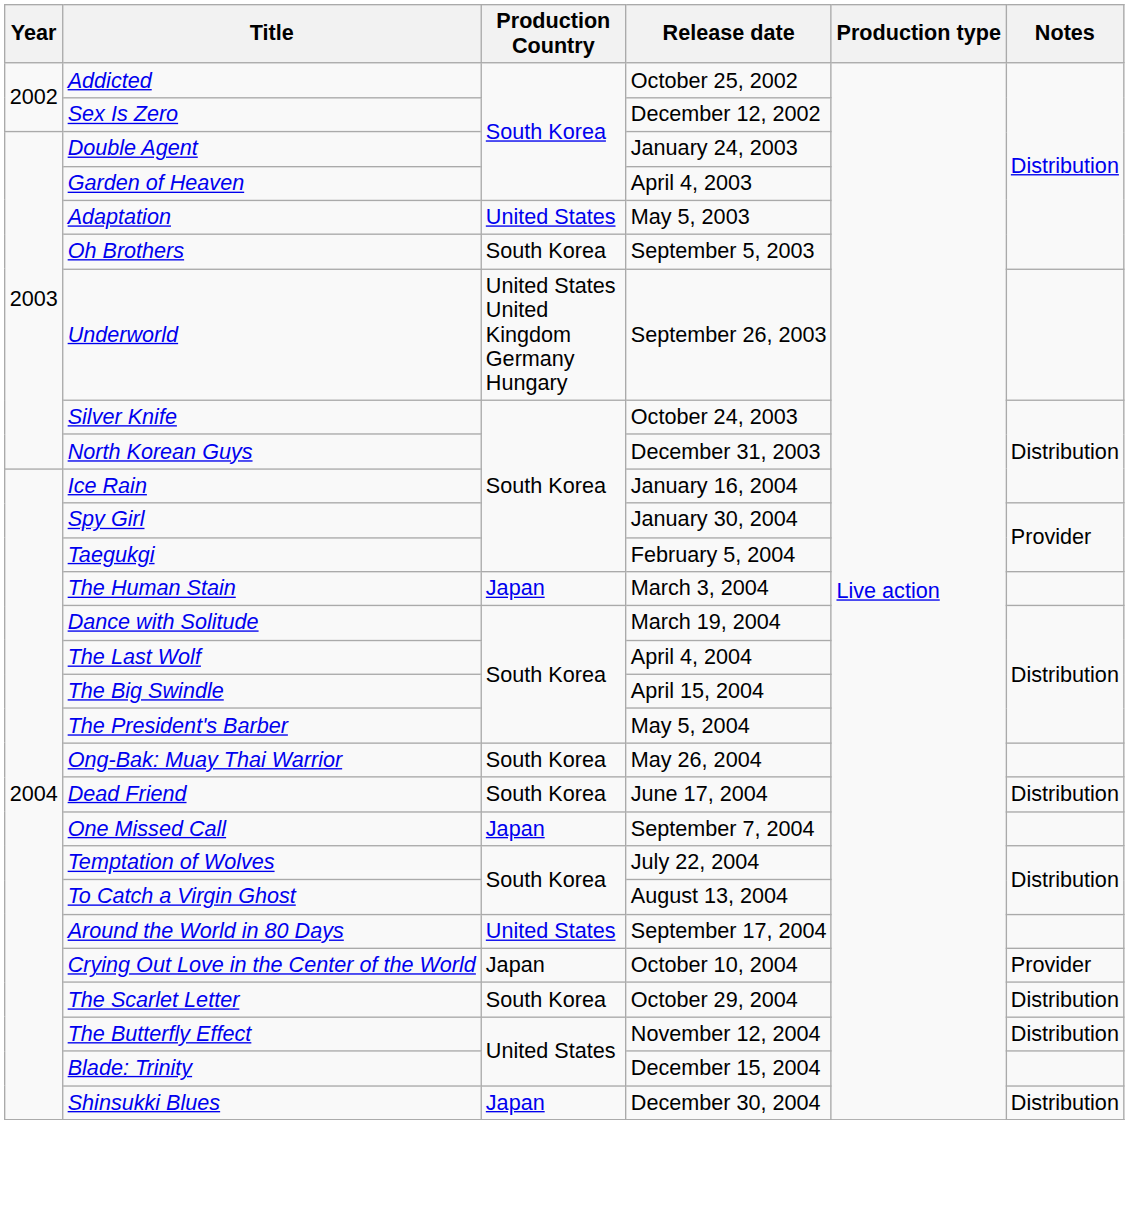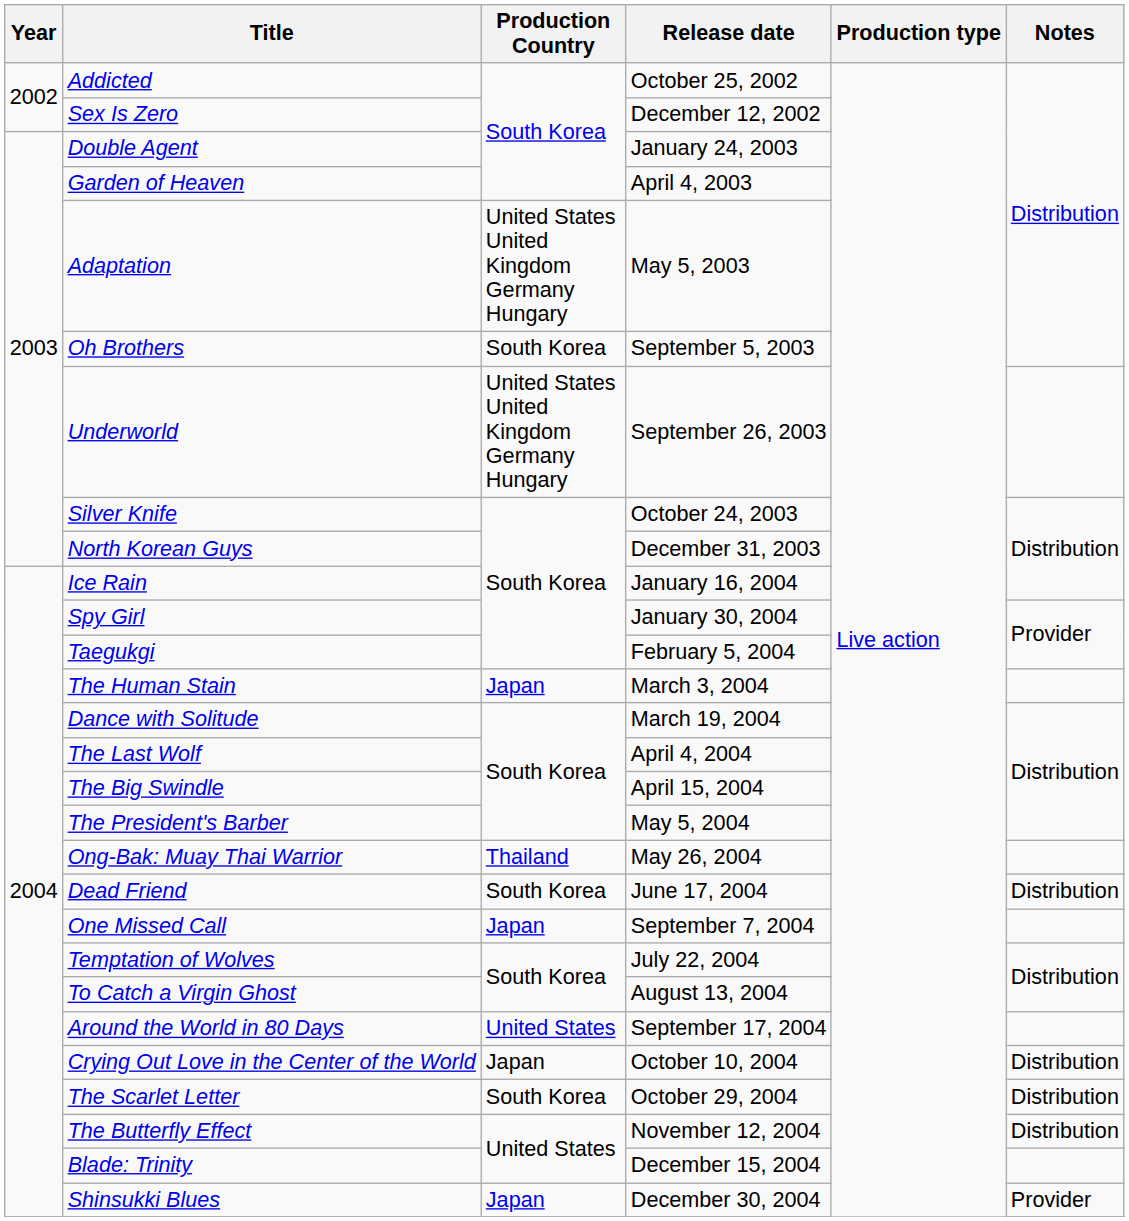(551, 217) United States -> (551, 265) United States United Kingdom Germany Hungary
(546, 759) South Korea -> (527, 856) Thailand
(1051, 965) Provider -> (1065, 1062) Distribution
(1065, 1102) Distribution -> (1051, 1199) Provider
